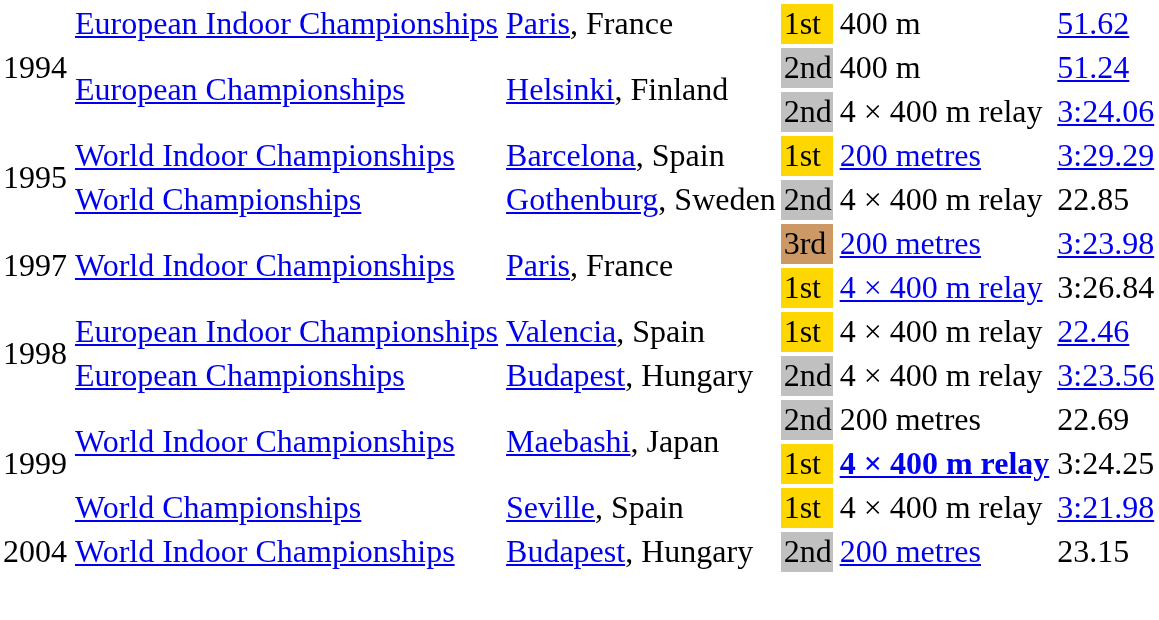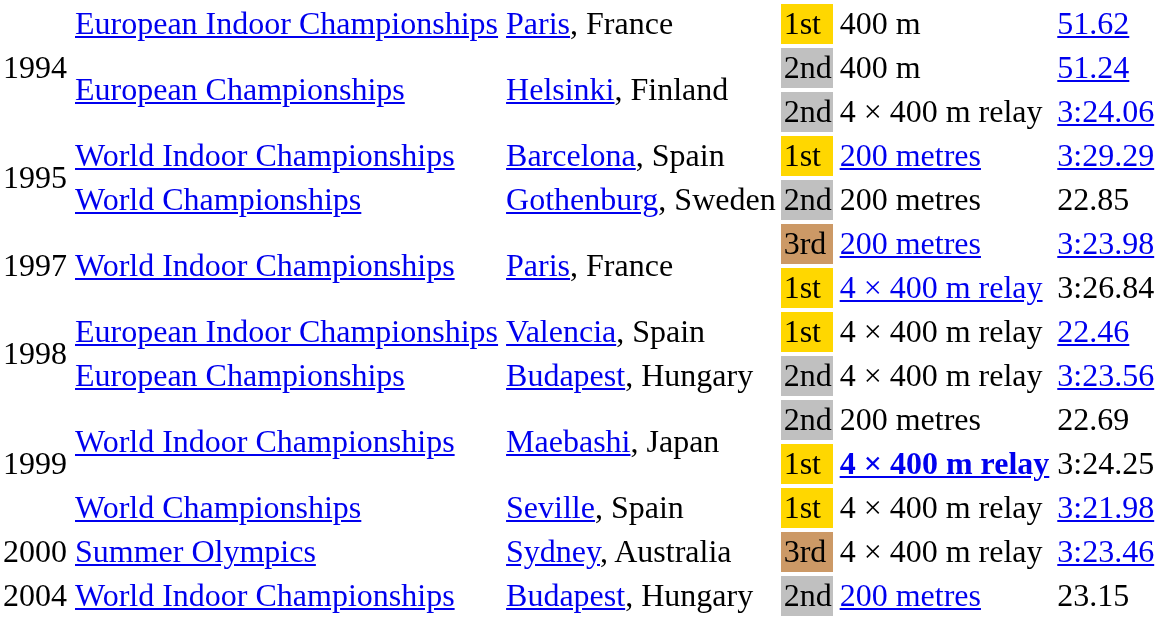(941, 199) 4 × 400 m relay -> (910, 199) 200 metres
+ row: (619, 551)
